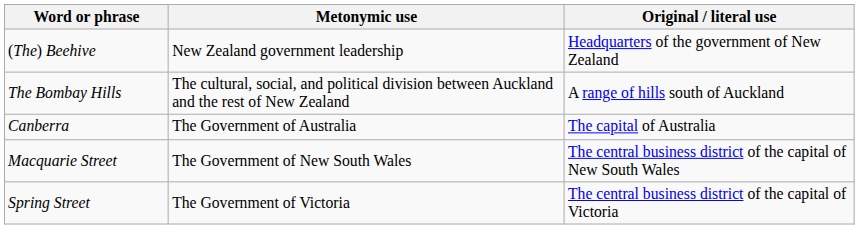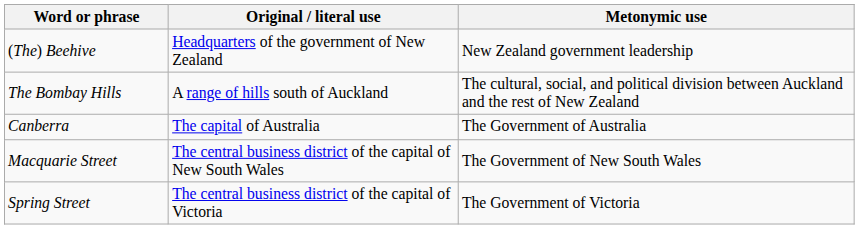columns swapped: (709, 16) <-> (366, 16)
